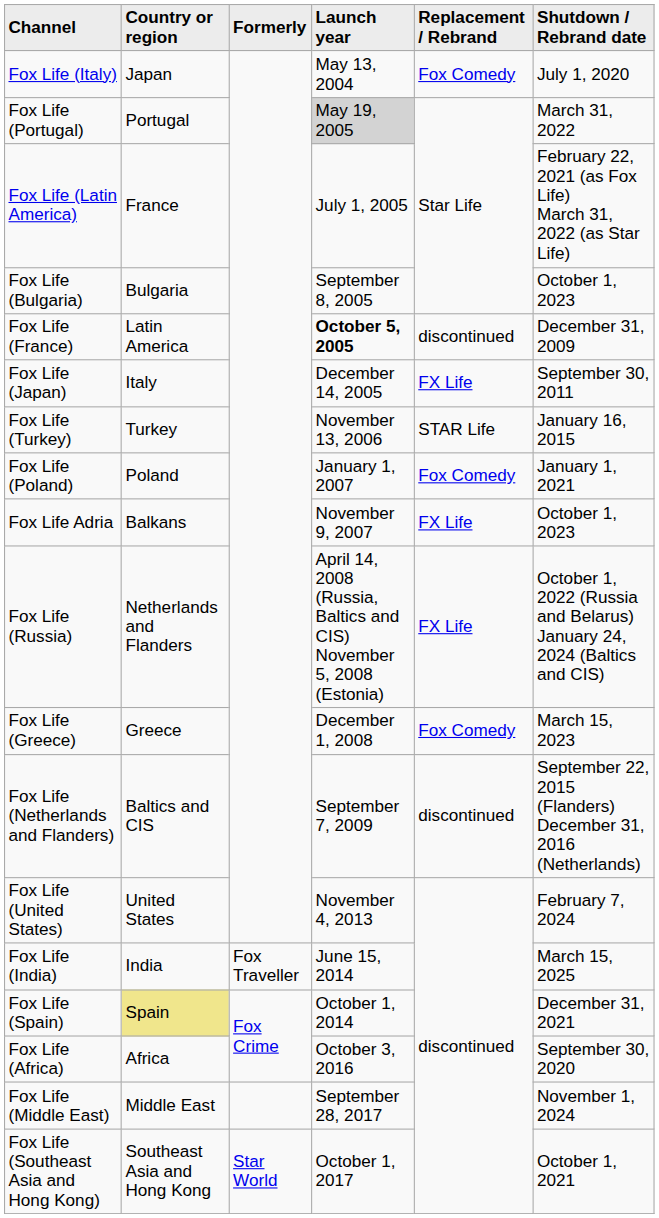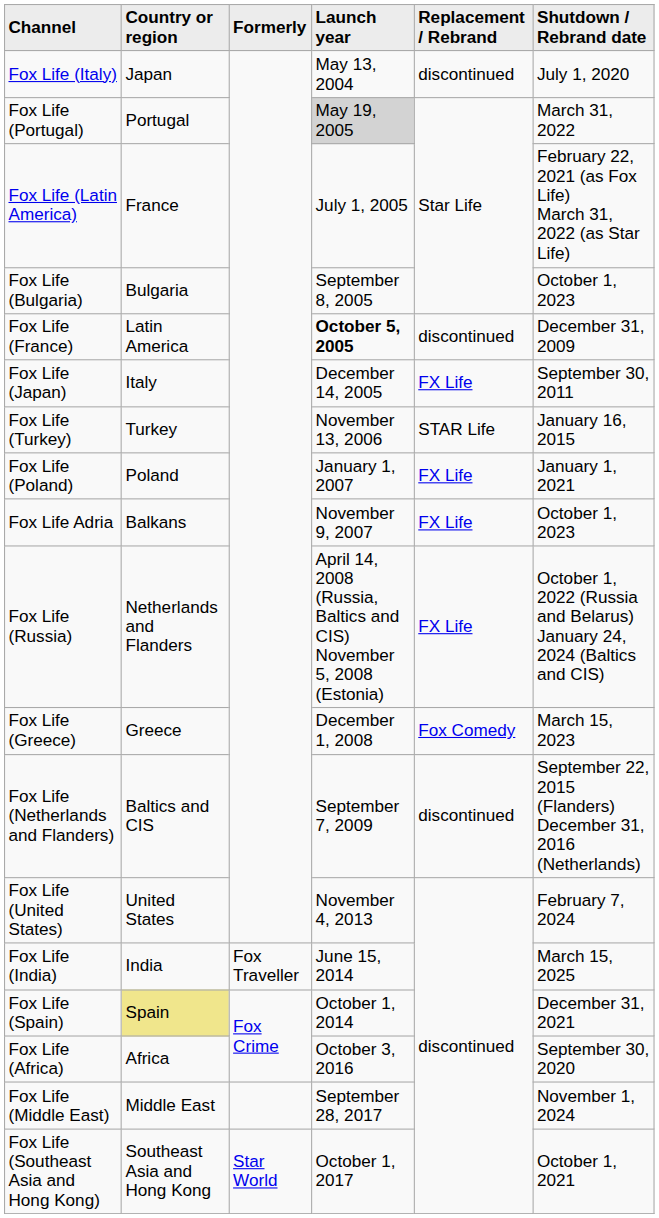(467, 74) Fox Comedy -> (466, 74) discontinued
(467, 476) Fox Comedy -> (445, 476) FX Life
